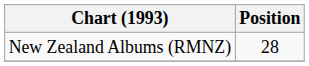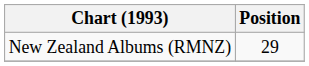(270, 46) 28 -> (270, 46) 29
